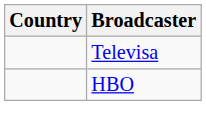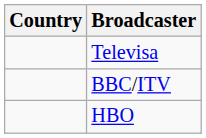+ row: (131, 84)
